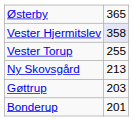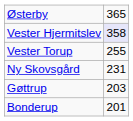(116, 70) 213 -> (116, 70) 231
